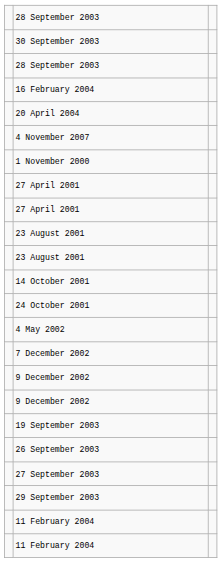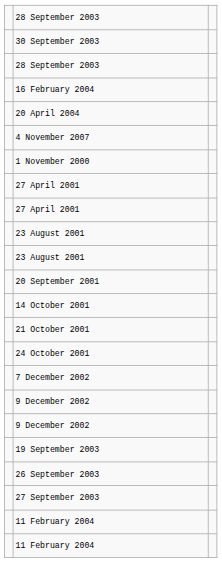+ row: (9, 282)
+ row: (9, 330)
- row: (9, 330)
- row: (9, 498)
